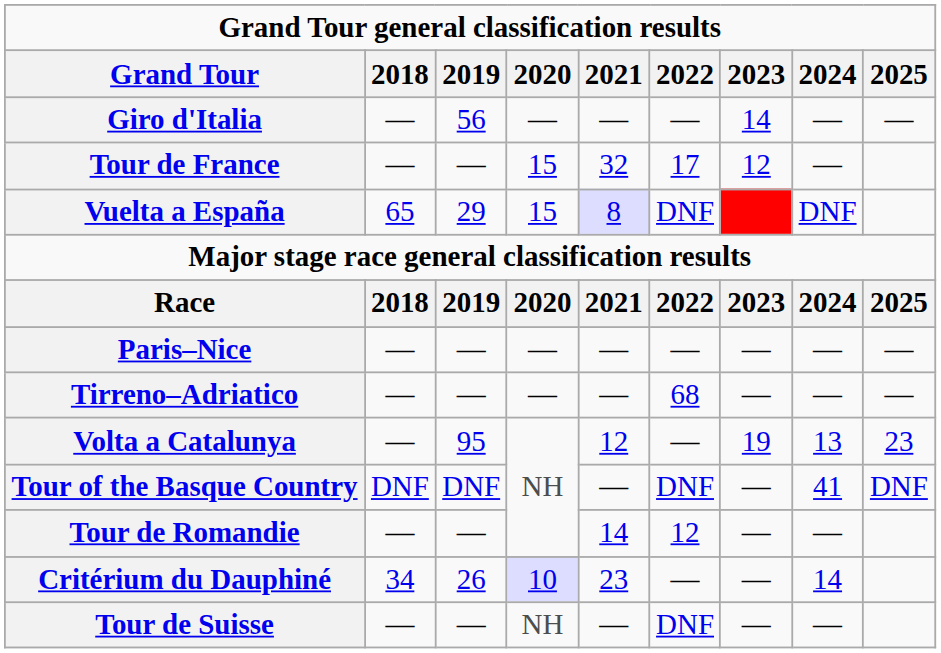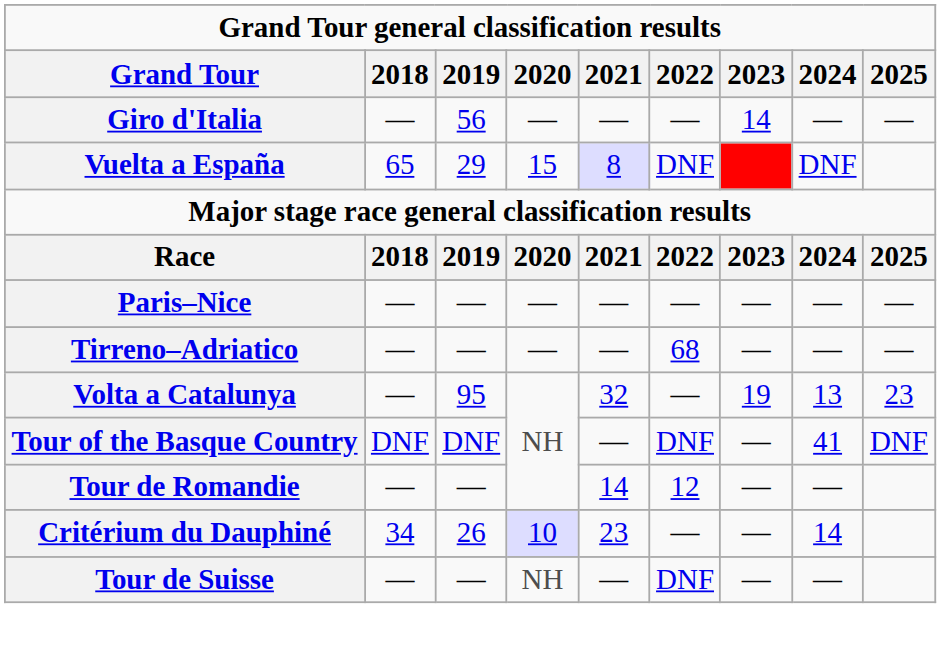- row: (185, 165)
(614, 440) 12 -> (614, 394) 32
